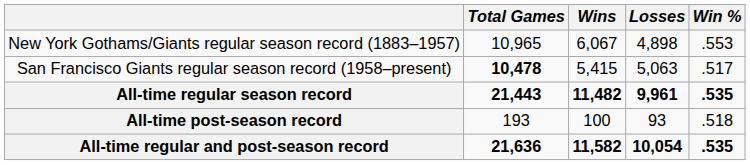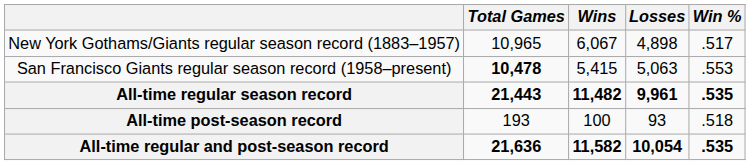(717, 43) .553 -> (717, 43) .517
(717, 69) .517 -> (717, 69) .553
